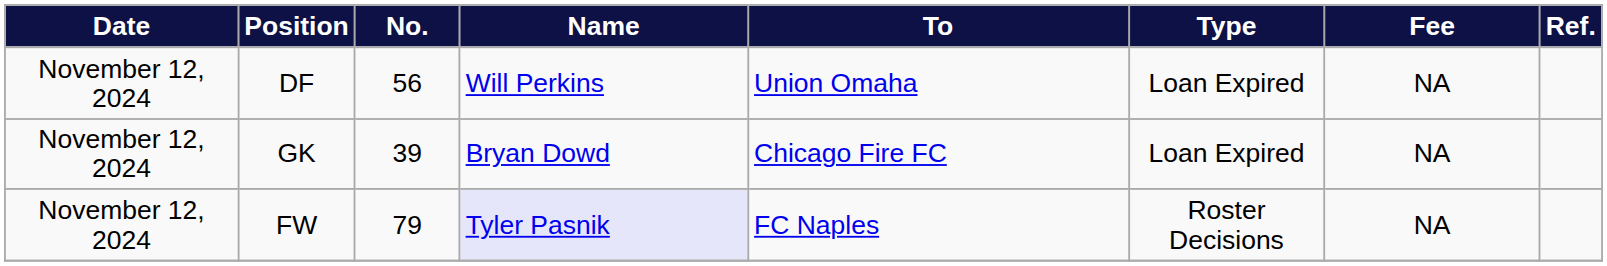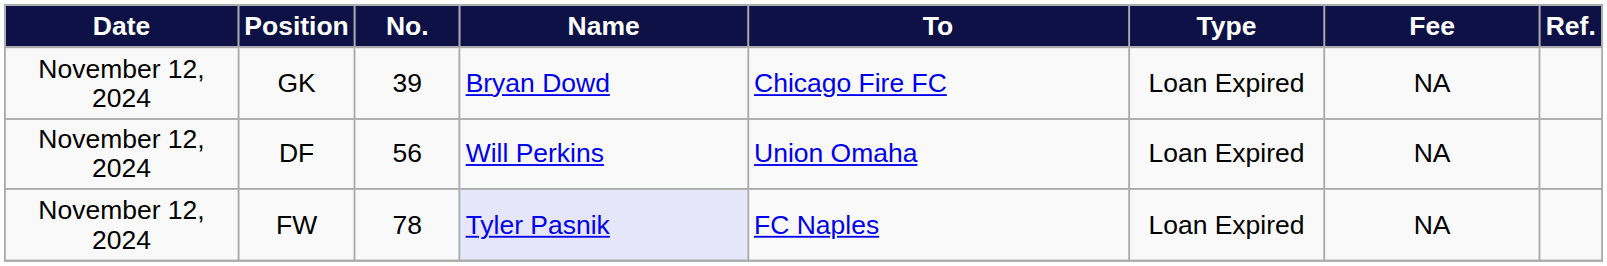rows swapped: (297, 154) <-> (297, 83)
(407, 225) 79 -> (407, 225) 78
(1226, 225) Roster Decisions -> (1226, 225) Loan Expired
